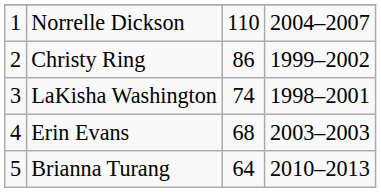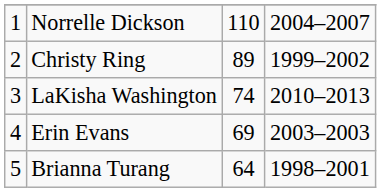(243, 59) 86 -> (243, 59) 89
(320, 96) 1998–2001 -> (320, 96) 2010–2013
(243, 132) 68 -> (243, 132) 69
(320, 169) 2010–2013 -> (320, 169) 1998–2001
